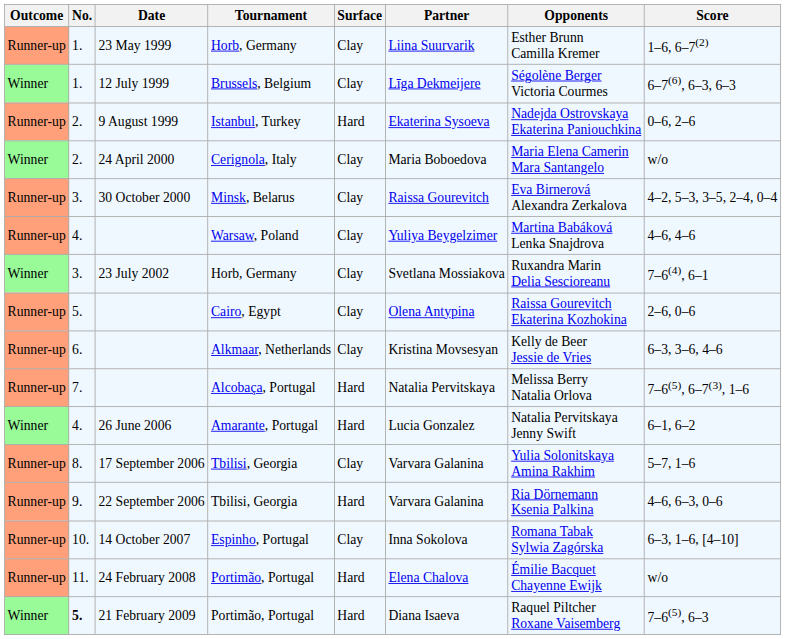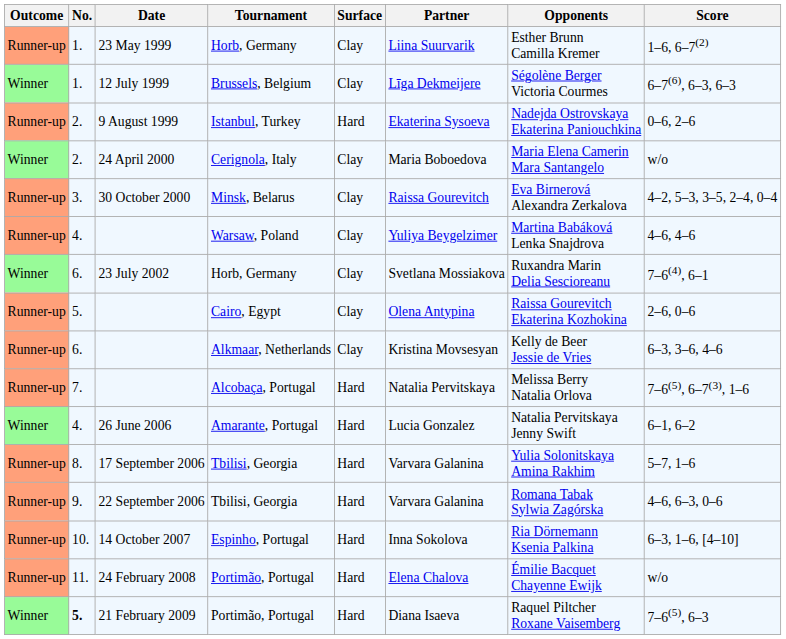(77, 273) 3. -> (77, 273) 6.
(350, 463) Clay -> (351, 463) Hard
(555, 501) Ria Dörnemann Ksenia Palkina -> (557, 501) Romana Tabak Sylwia Zagórska
(350, 539) Clay -> (351, 539) Hard
(557, 539) Romana Tabak Sylwia Zagórska -> (555, 539) Ria Dörnemann Ksenia Palkina
